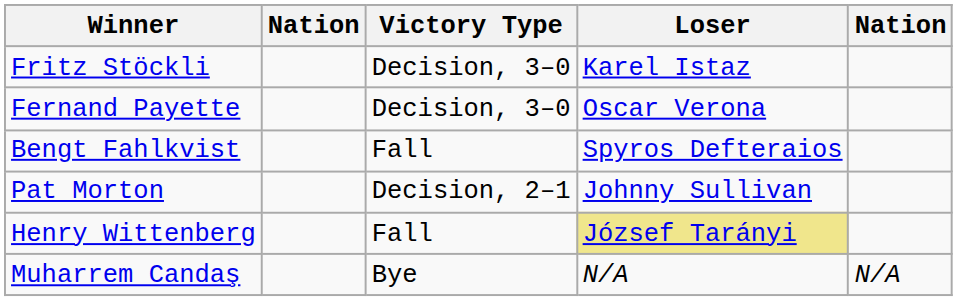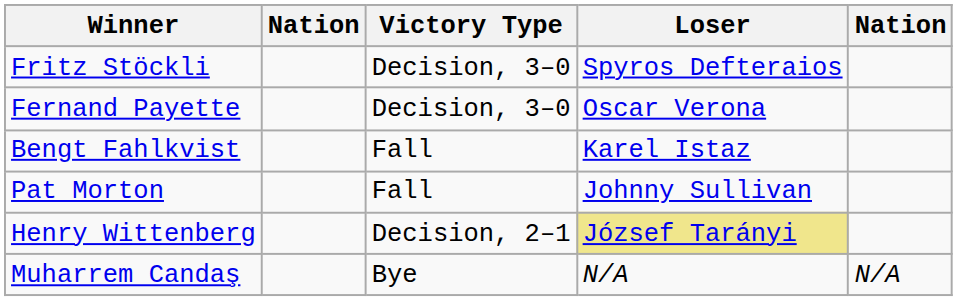(667, 67) Karel Istaz -> (713, 67) Spyros Defteraios
(713, 150) Spyros Defteraios -> (667, 150) Karel Istaz
(471, 192) Decision, 2–1 -> (402, 192) Fall
(402, 233) Fall -> (471, 233) Decision, 2–1
